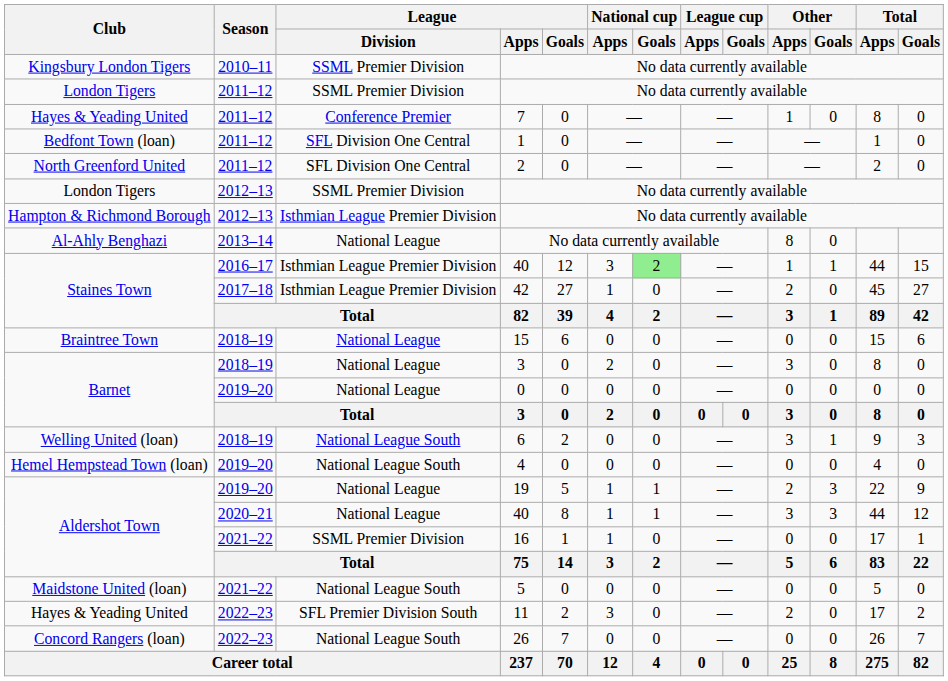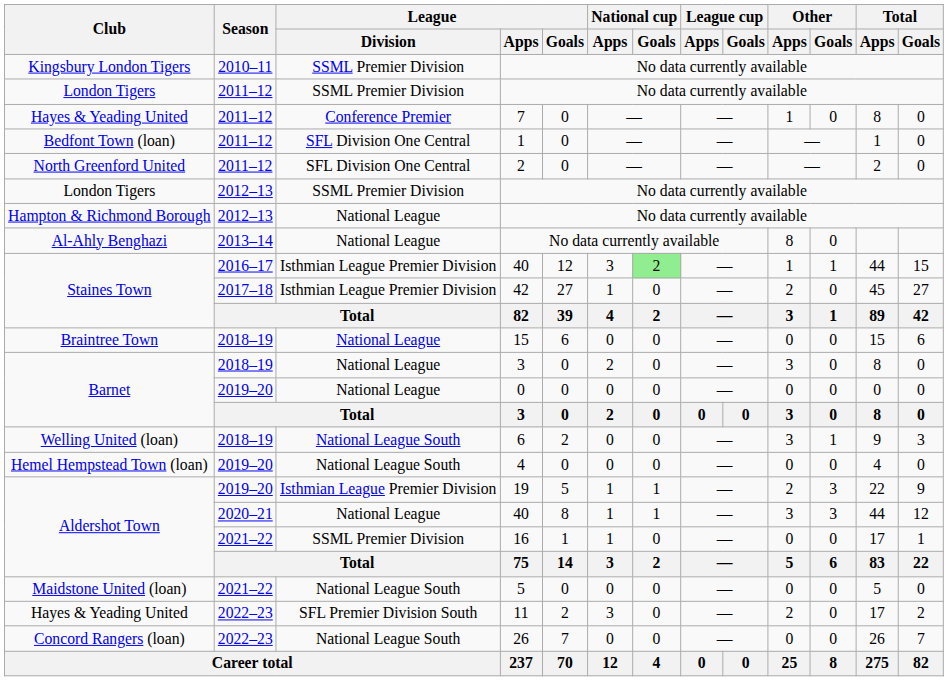(388, 215) Isthmian League Premier Division -> (388, 215) National League
(388, 489) National League -> (388, 489) Isthmian League Premier Division
